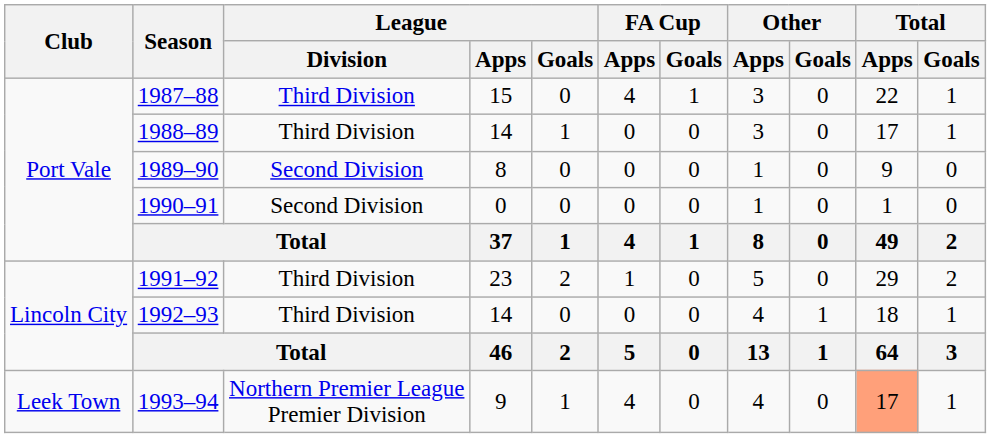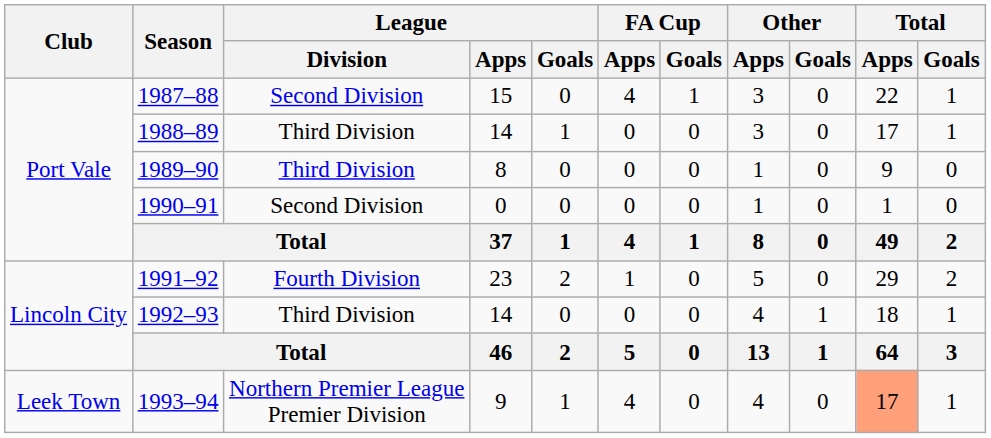(347, 95) Third Division -> (347, 95) Second Division
(347, 168) Second Division -> (347, 168) Third Division
(347, 278) Third Division -> (347, 278) Fourth Division
